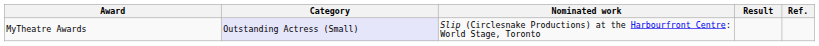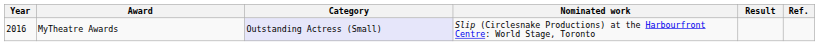+ column: (20, 11)
